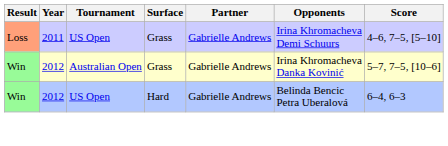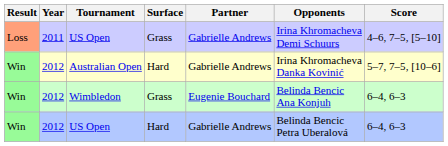(160, 66) Grass -> (158, 66) Hard
+ row: (16, 96)
